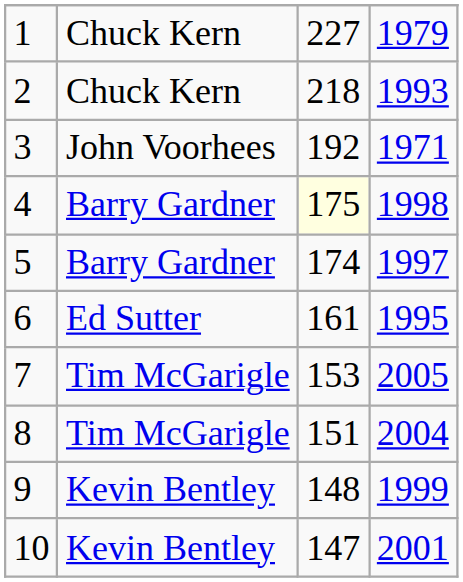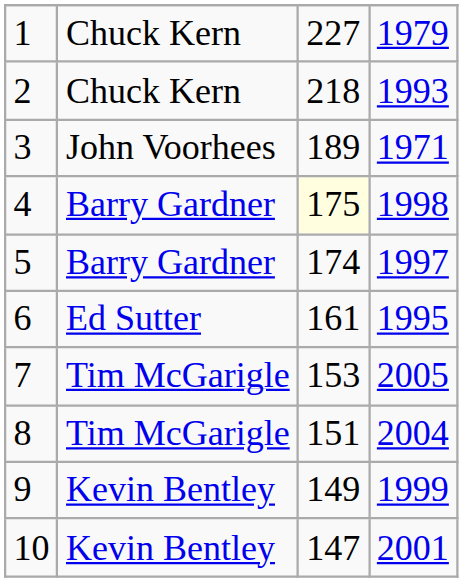(333, 147) 192 -> (333, 147) 189
(333, 489) 148 -> (333, 489) 149
